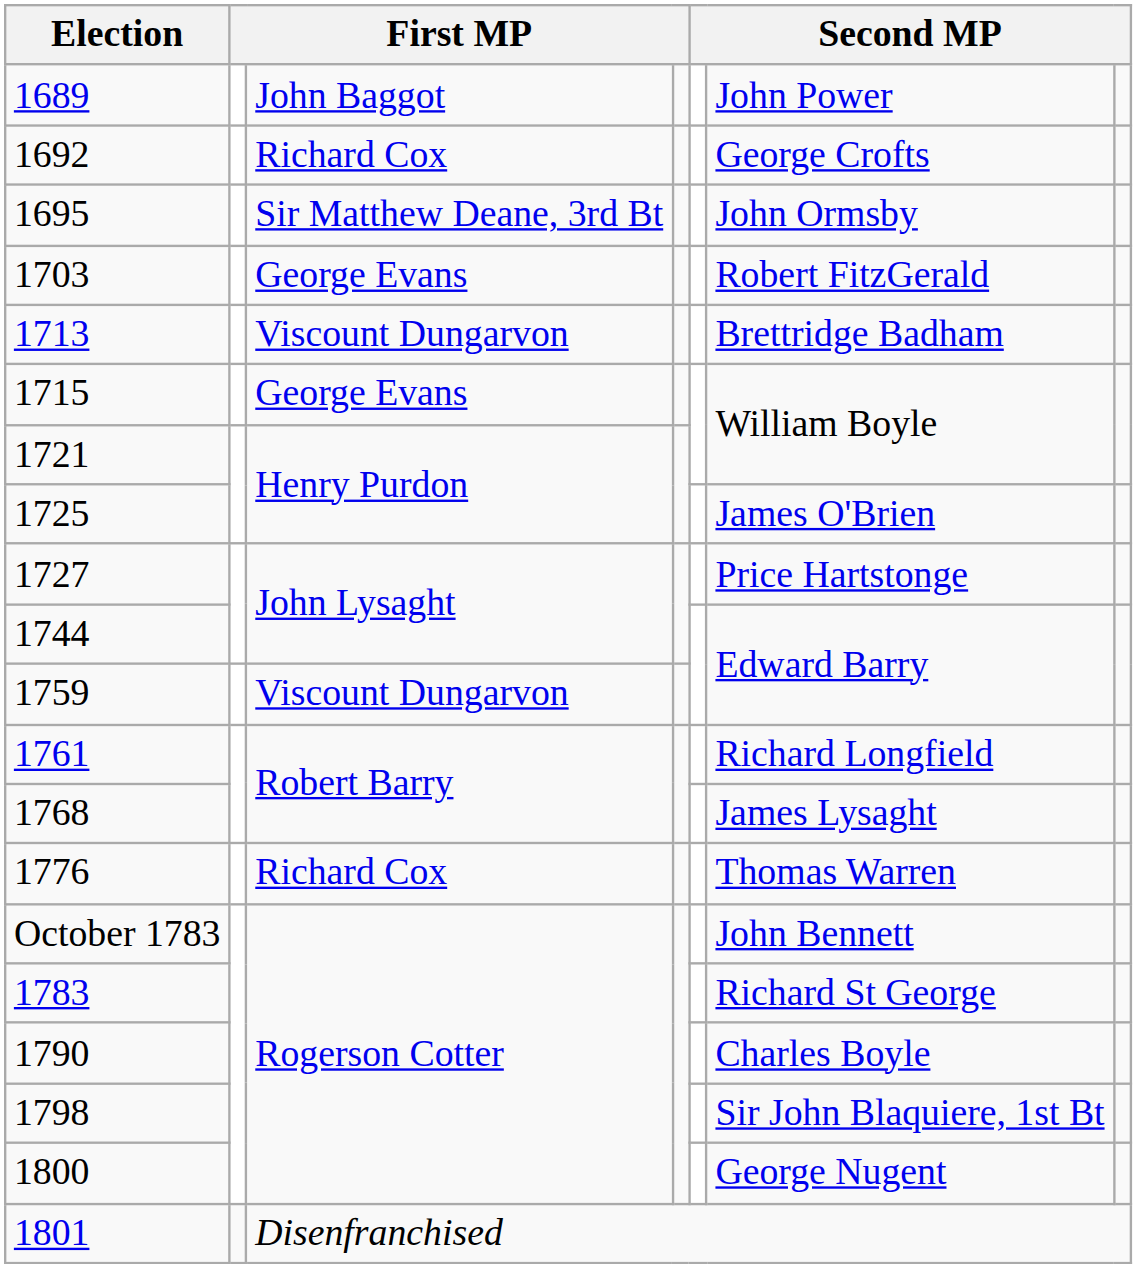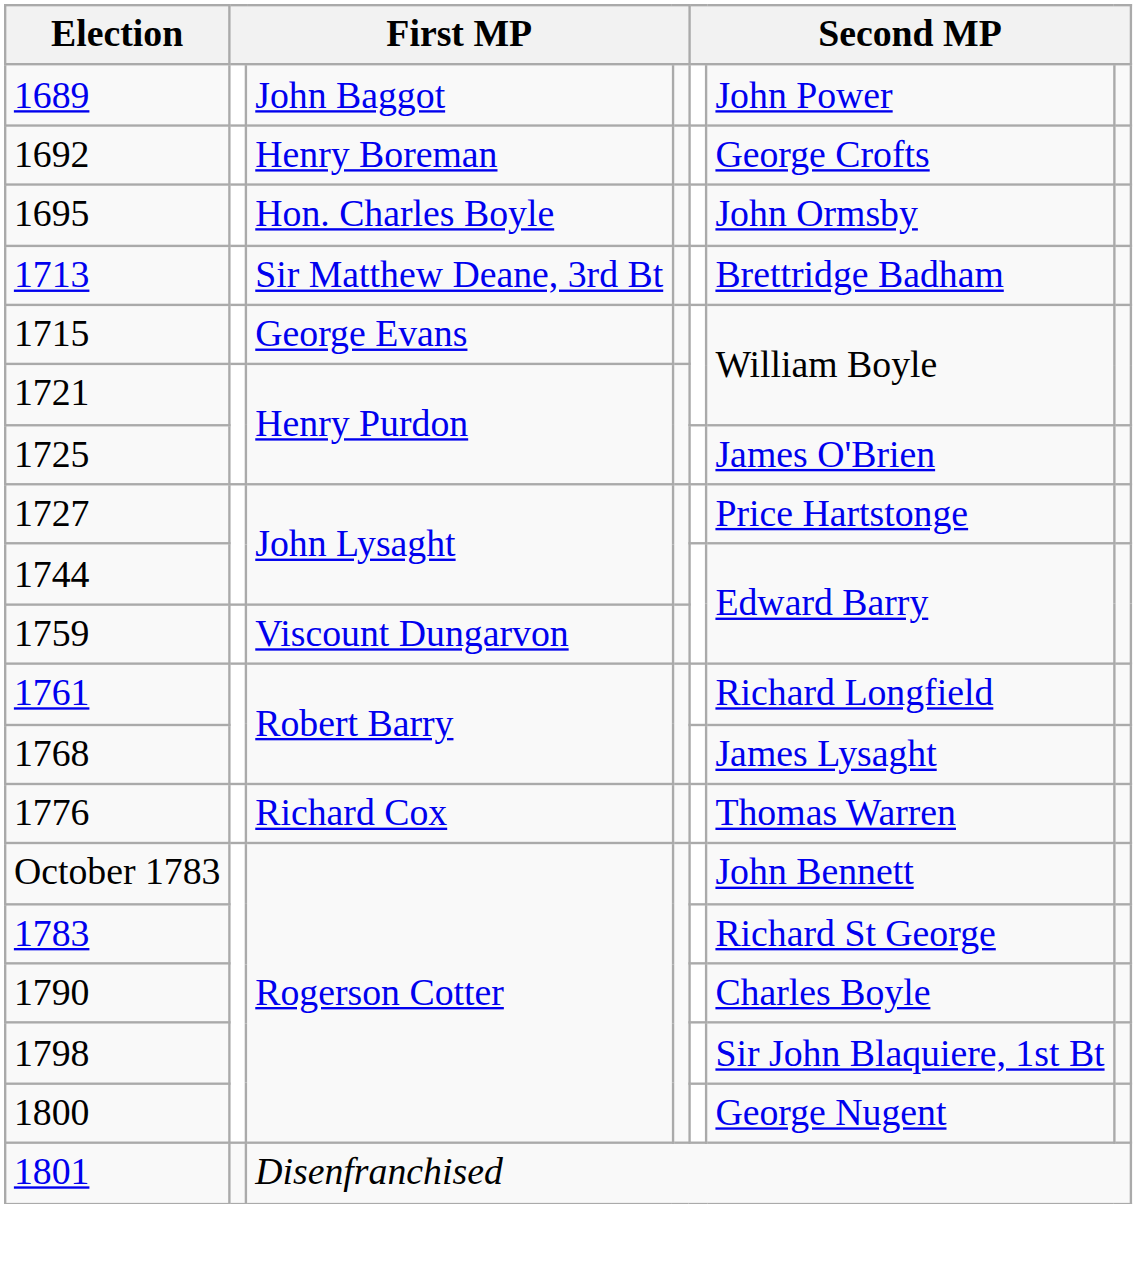(351, 154) Richard Cox -> (376, 154) Henry Boreman
(459, 214) Sir Matthew Deane, 3rd Bt -> (405, 214) Hon. Charles Boyle
- row: (52, 273)
(412, 333) Viscount Dungarvon -> (459, 273) Sir Matthew Deane, 3rd Bt
